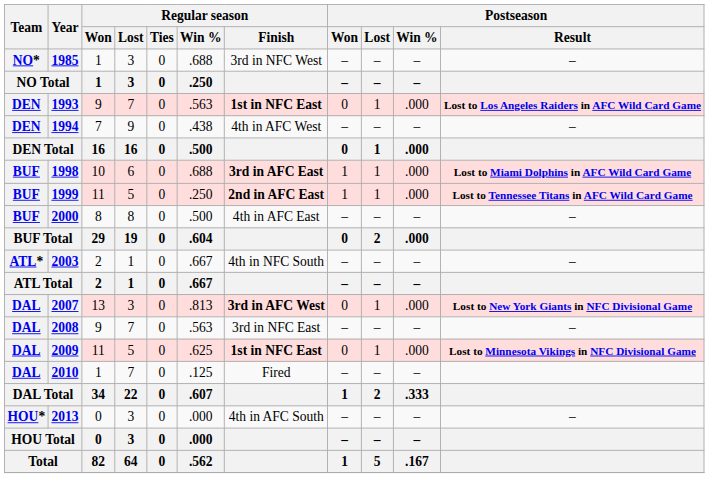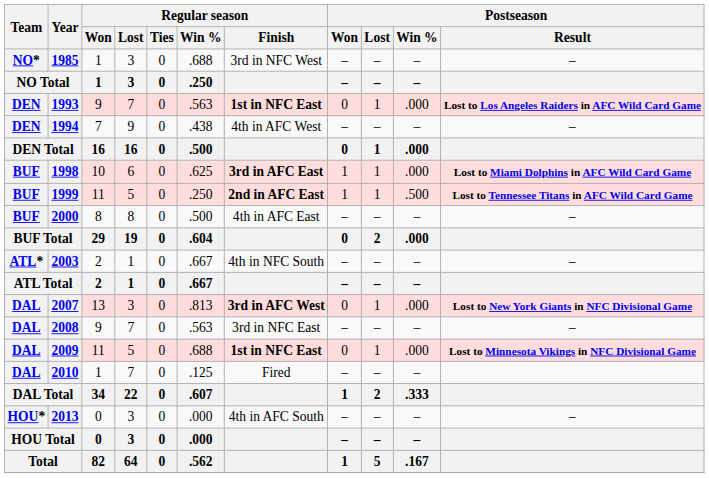(201, 171) .688 -> (201, 171) .625
(417, 194) .000 -> (417, 194) .500
(201, 350) .625 -> (201, 350) .688
